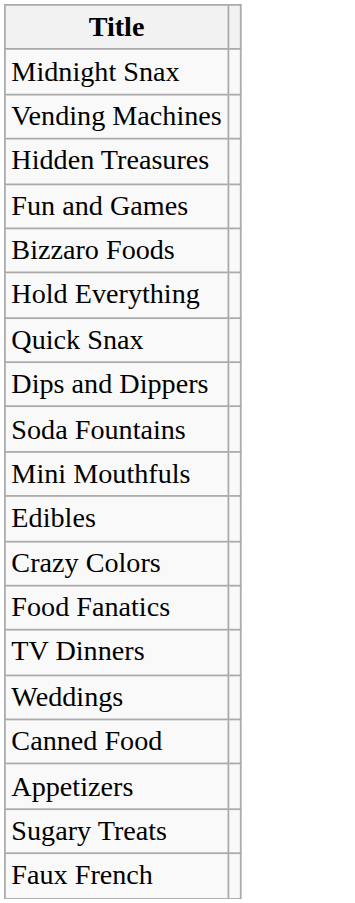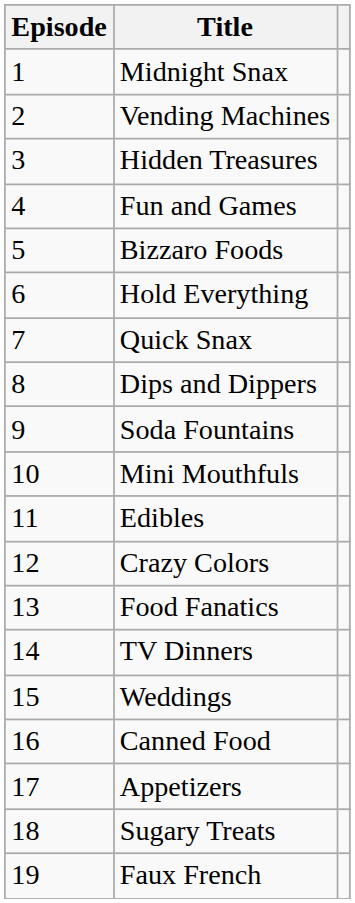+ column: (59, 26)
